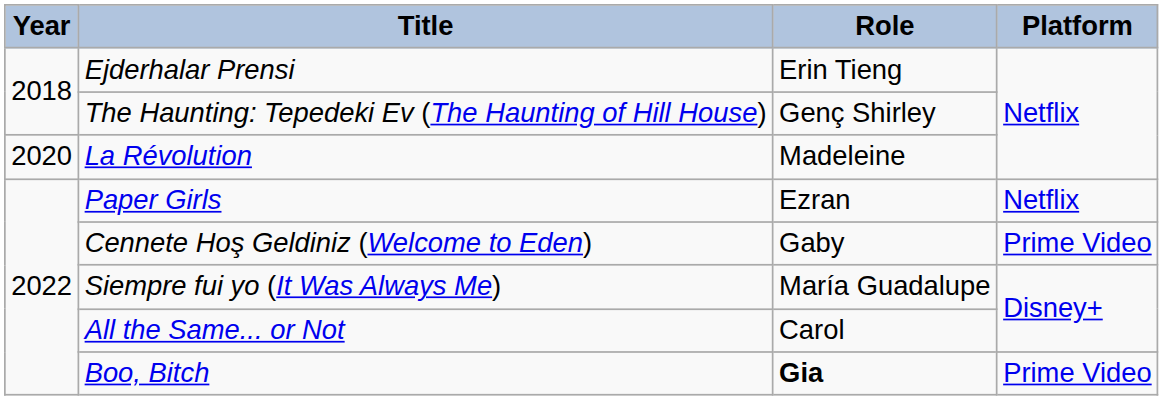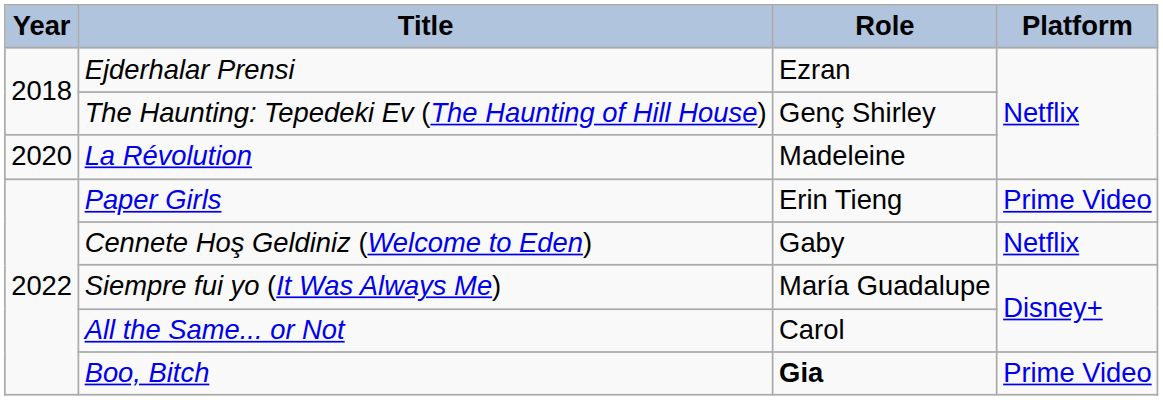(841, 69) Erin Tieng -> (815, 69) Ezran
(815, 199) Ezran -> (841, 199) Erin Tieng
(1041, 199) Netflix -> (1077, 199) Prime Video
(1077, 243) Prime Video -> (1041, 243) Netflix
